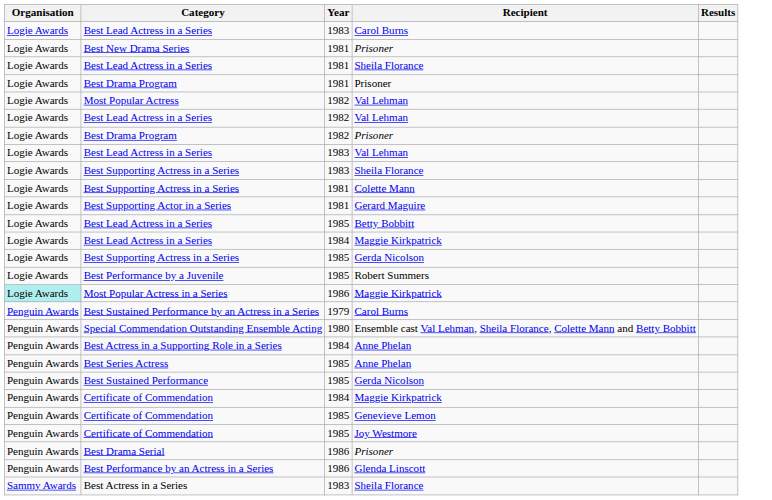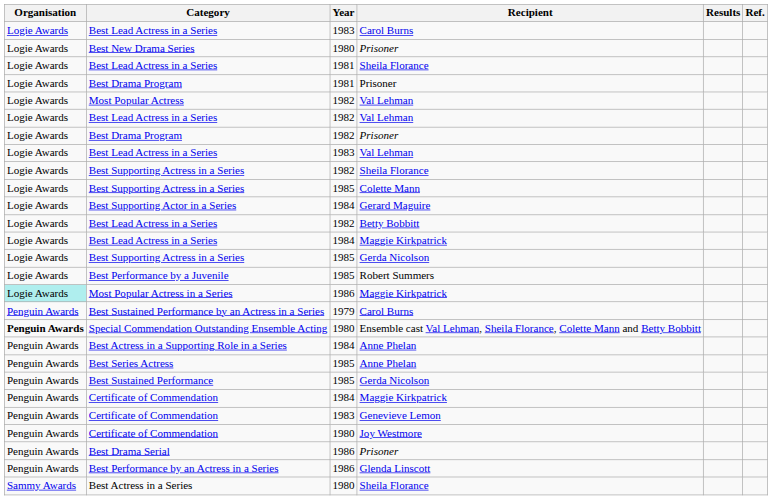+ column: (755, 13)
(338, 48) 1981 -> (343, 48) 1980
(338, 170) 1983 -> (343, 170) 1982
(338, 188) 1981 -> (343, 188) 1985
(338, 205) 1981 -> (343, 205) 1984
(338, 223) 1985 -> (343, 223) 1982
(43, 328) normal -> (45, 328) bold
(338, 415) 1985 -> (343, 415) 1983
(338, 433) 1985 -> (343, 433) 1980
(338, 485) 1983 -> (343, 485) 1980
